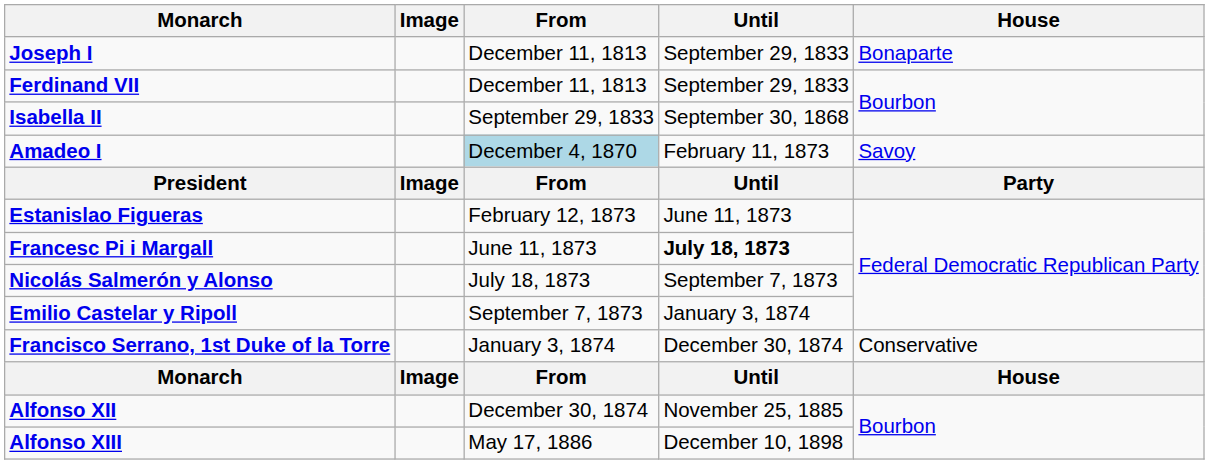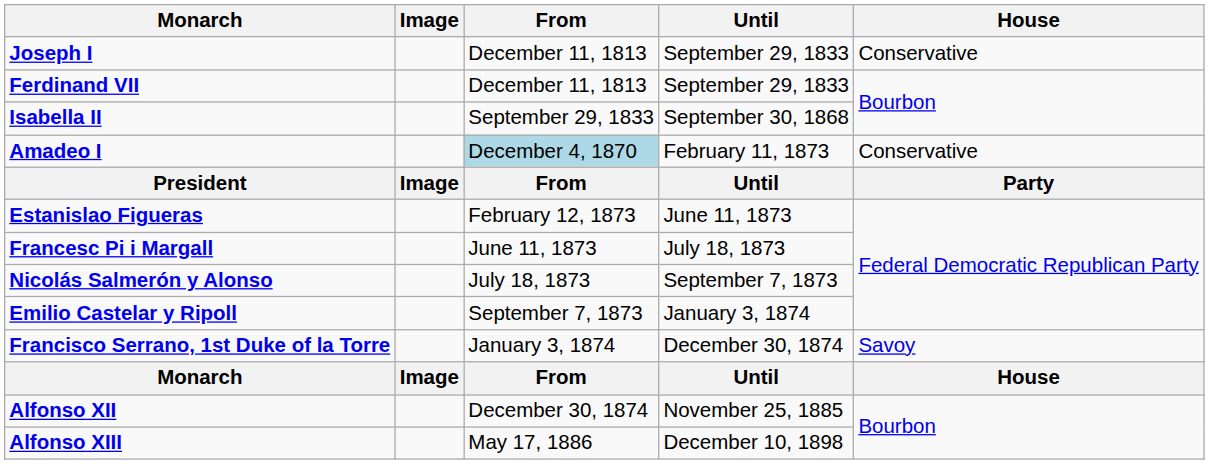(906, 53) Bonaparte -> (918, 53) Conservative
(887, 150) Savoy -> (918, 150) Conservative
(727, 248) bold -> (724, 248) normal
(918, 345) Conservative -> (887, 345) Savoy
